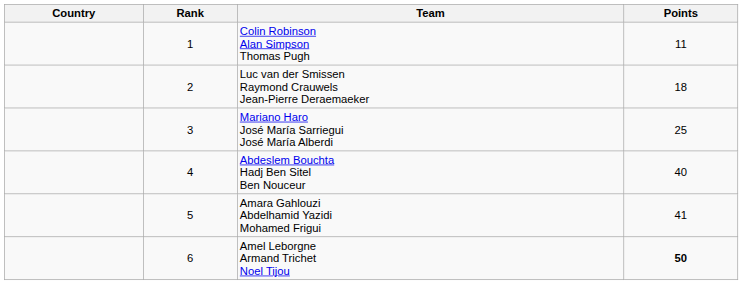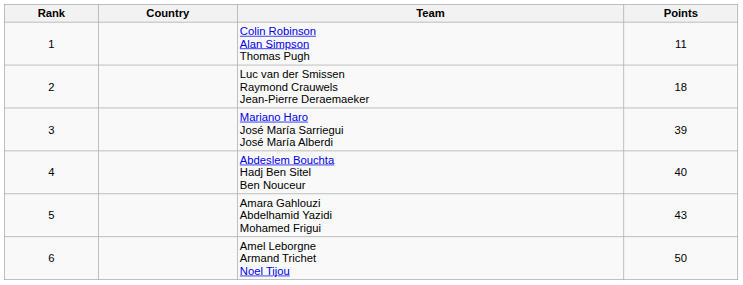columns swapped: (190, 13) <-> (74, 13)
(681, 130) 25 -> (681, 130) 39
(681, 216) 41 -> (681, 216) 43
(681, 259) bold -> (681, 259) normal
